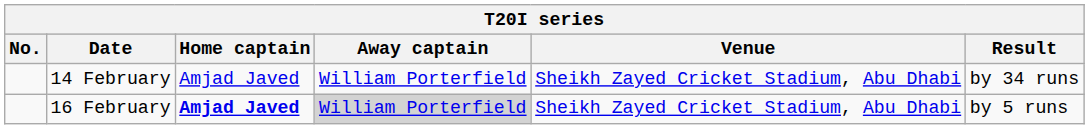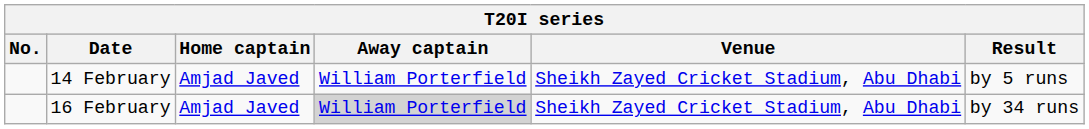(1024, 79) by 34 runs -> (1019, 79) by 5 runs
(239, 109) bold -> (239, 109) normal
(1019, 109) by 5 runs -> (1024, 109) by 34 runs
